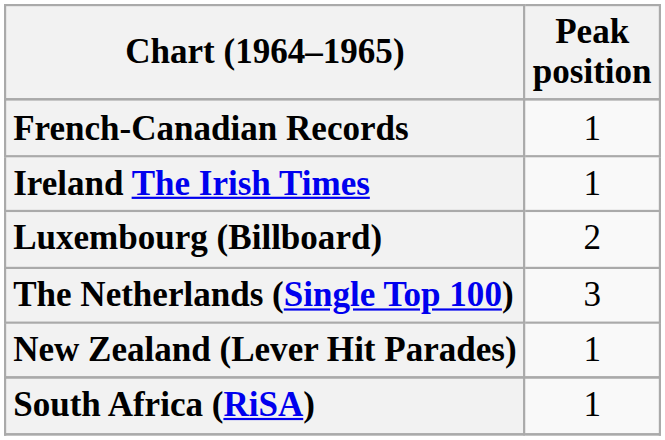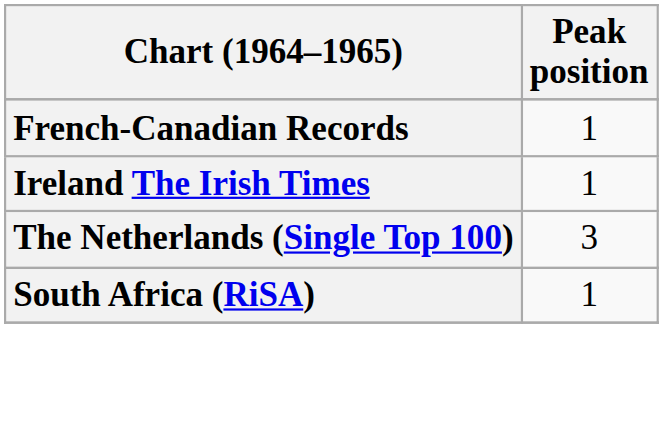- row: (198, 238)
- row: (265, 349)
